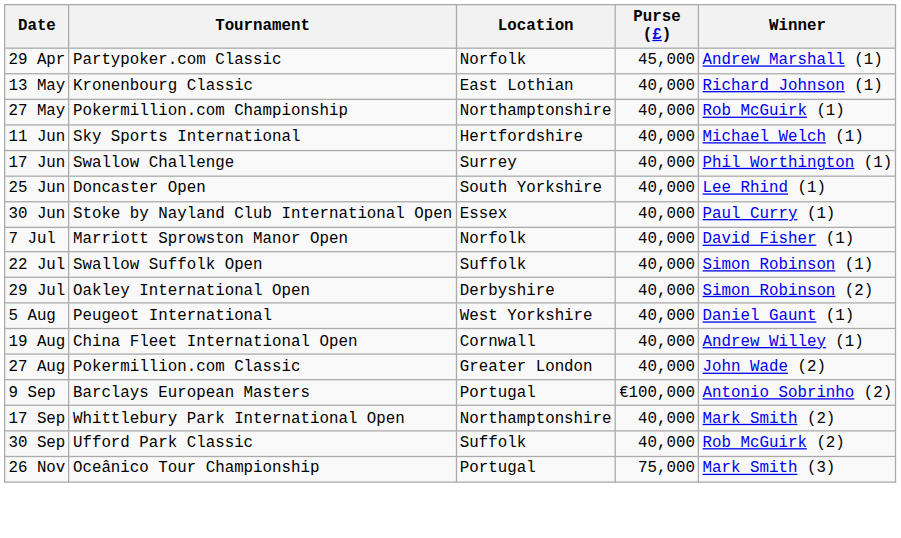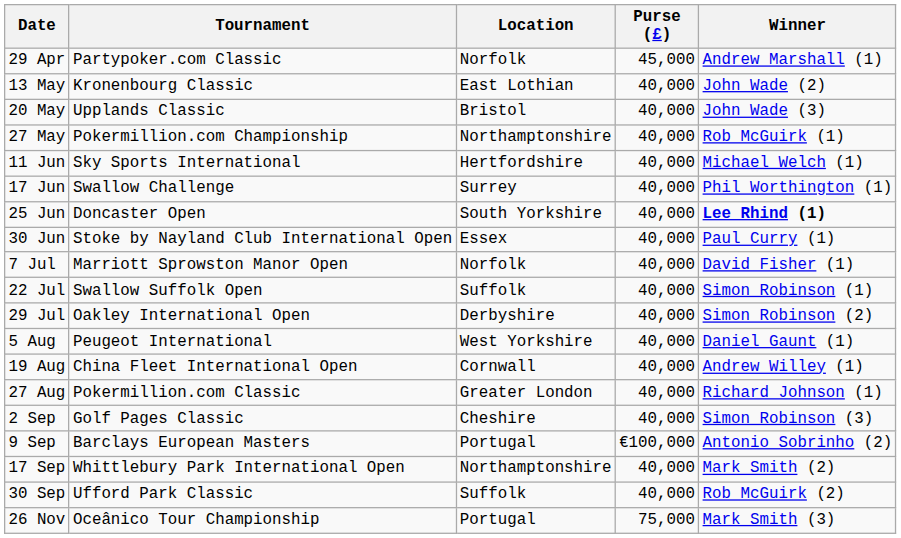(793, 87) Richard Johnson (1) -> (764, 87) John Wade (2)
+ row: (37, 112)
(764, 189) normal -> (764, 214) bold
(764, 367) John Wade (2) -> (793, 393) Richard Johnson (1)
+ row: (32, 418)
